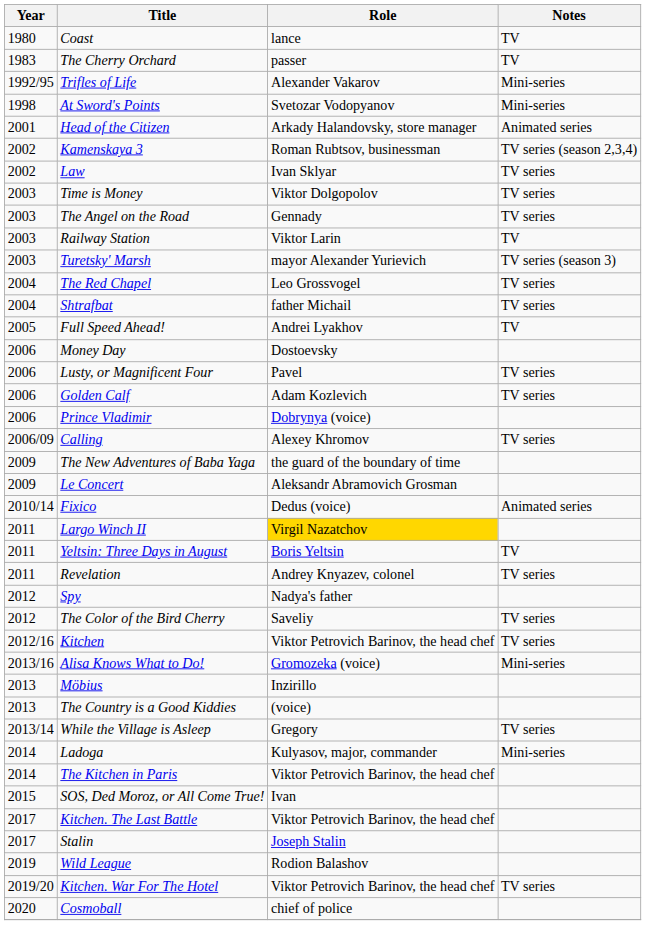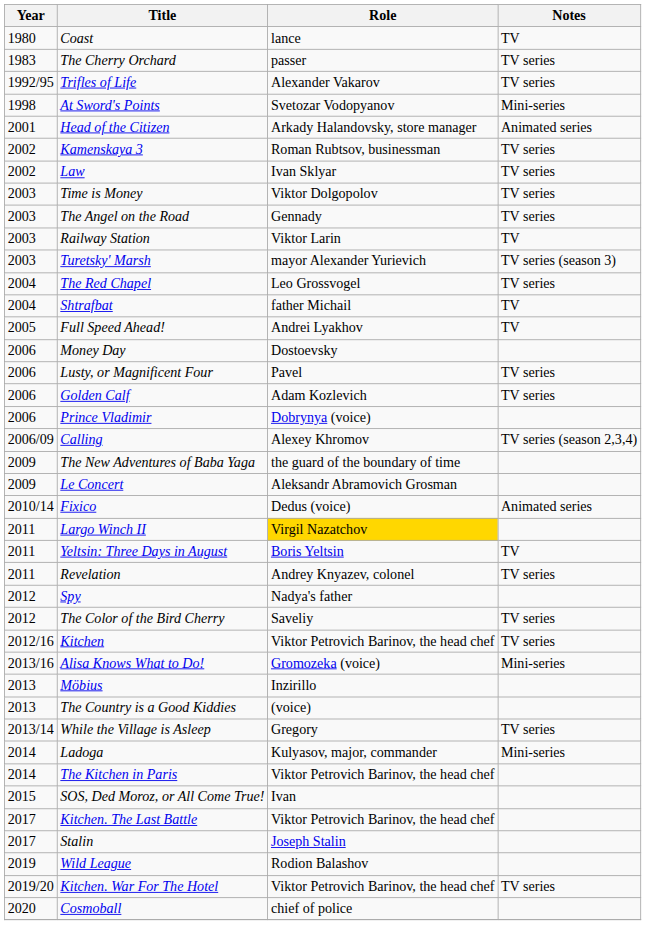(510, 60) TV -> (528, 60) TV series
(533, 82) Mini-series -> (528, 82) TV series
(569, 149) TV series (season 2,3,4) -> (528, 149) TV series
(528, 305) TV series -> (510, 305) TV
(528, 439) TV series -> (569, 439) TV series (season 2,3,4)
